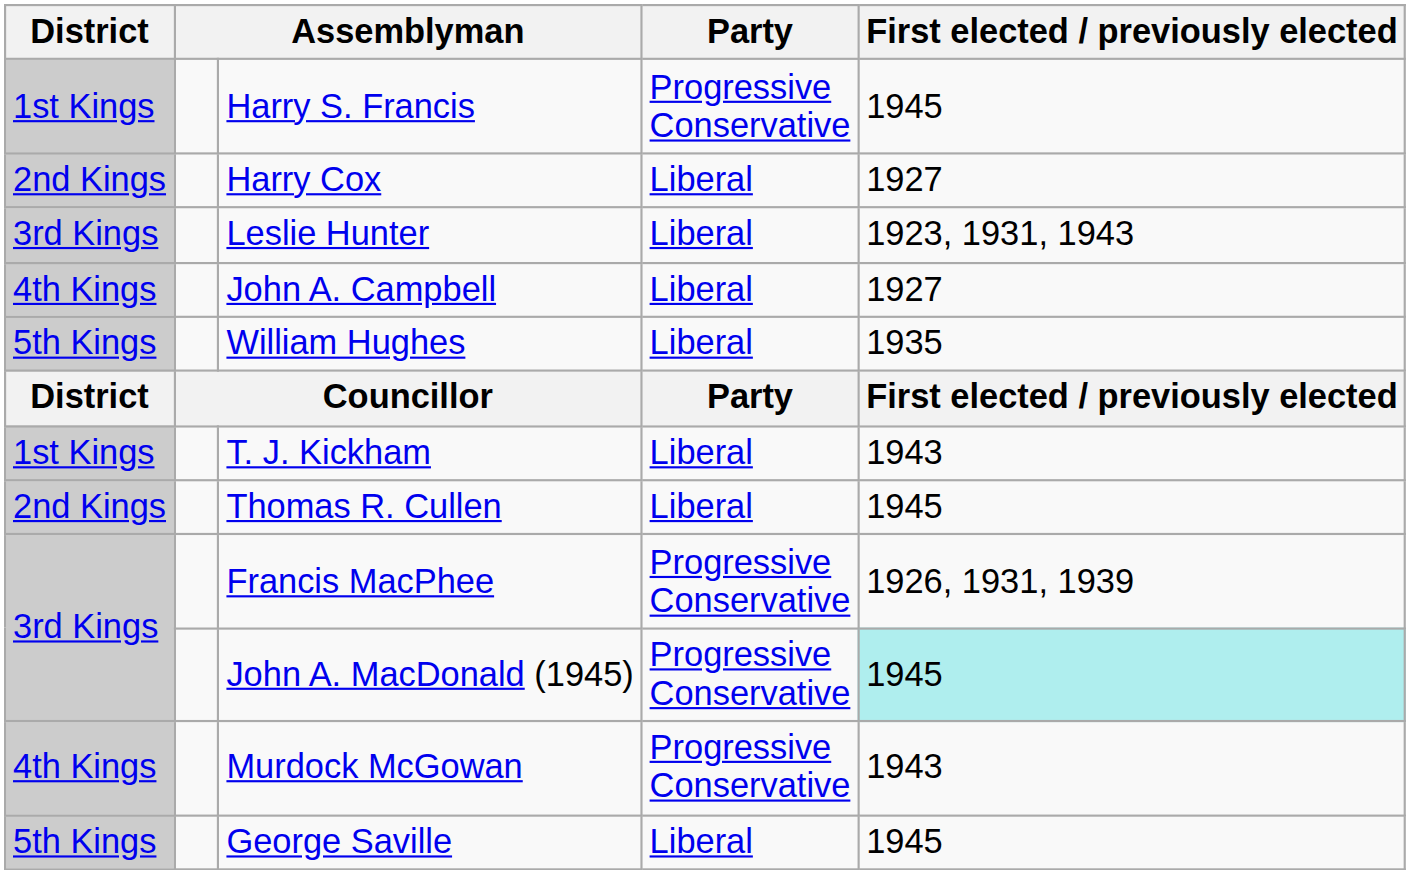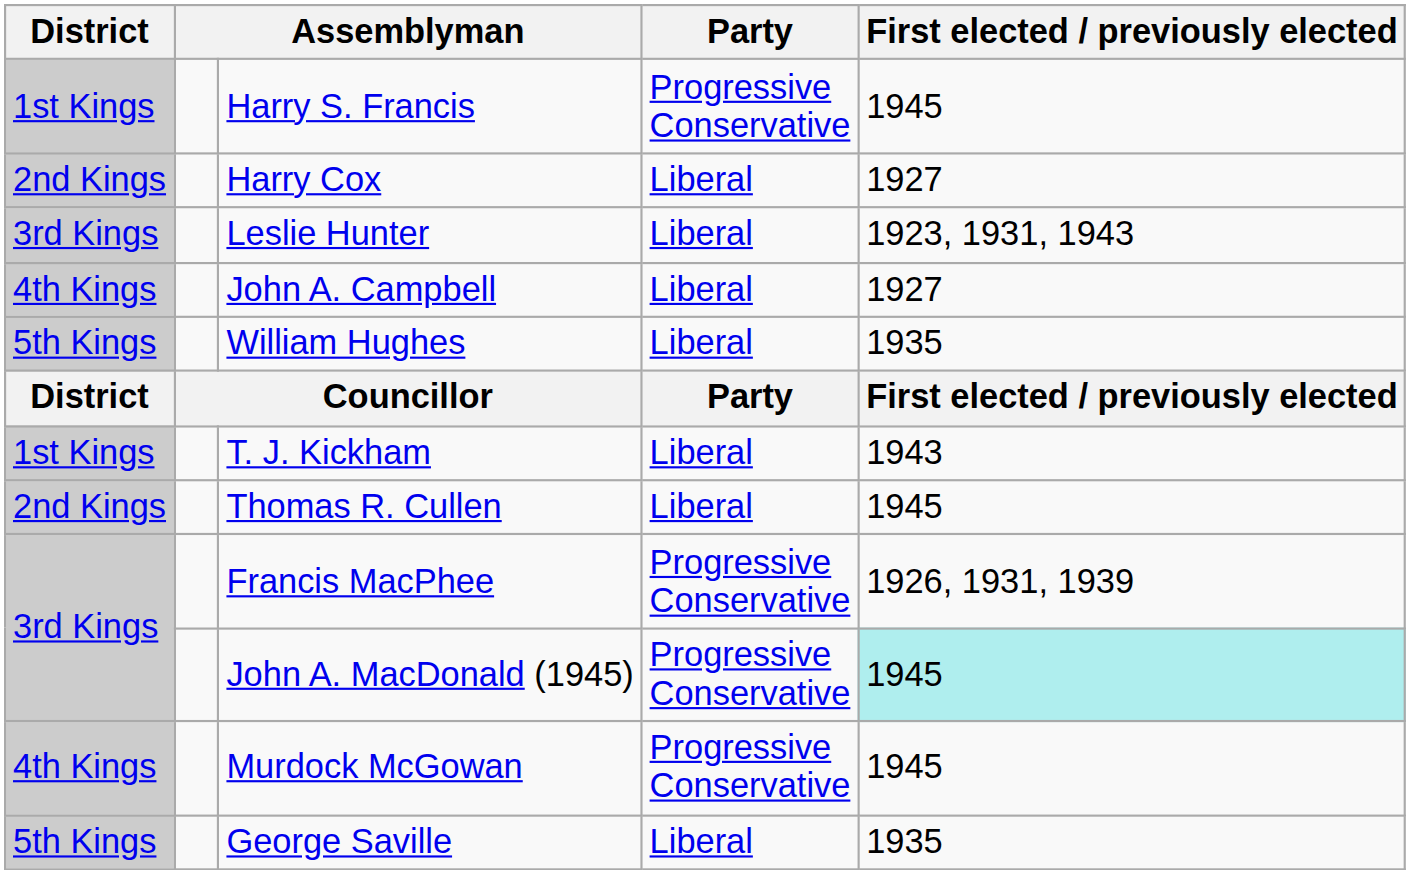(904, 767) 1943 -> (904, 767) 1945
(904, 841) 1945 -> (904, 841) 1935
